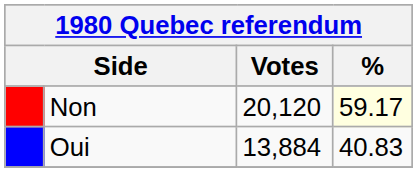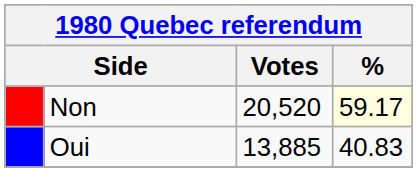(282, 107) 20,120 -> (282, 107) 20,520
(282, 147) 13,884 -> (282, 147) 13,885
